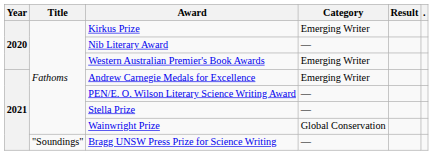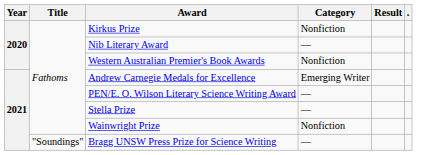(335, 28) Emerging Writer -> (323, 28) Nonfiction
(335, 61) Emerging Writer -> (323, 61) Nonfiction
(343, 126) Global Conservation -> (323, 126) Nonfiction
